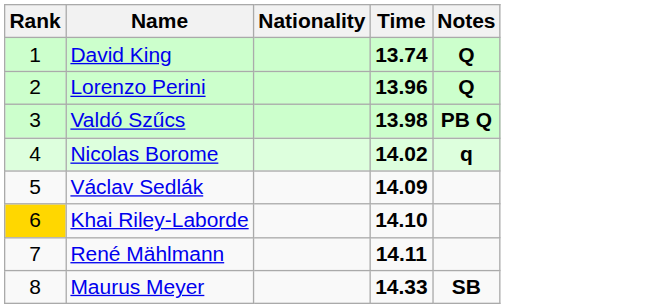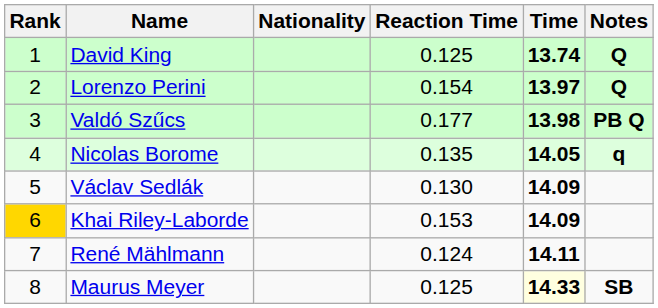+ column: (447, 21)
(401, 87) 13.96 -> (554, 87) 13.97
(401, 154) 14.02 -> (554, 154) 14.05
(401, 220) 14.10 -> (554, 220) 14.09
(401, 287) no background -> (554, 287) lightyellow background
